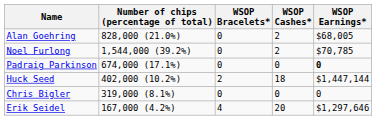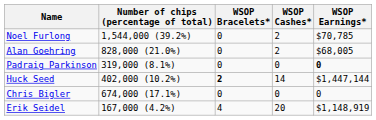rows swapped: (38, 51) <-> (41, 36)
(141, 65) 674,000 (17.1%) -> (138, 65) 319,000 (8.1%)
(220, 79) normal -> (220, 79) bold
(280, 79) 18 -> (280, 79) 14
(138, 94) 319,000 (8.1%) -> (141, 94) 674,000 (17.1%)
(343, 108) $1,297,646 -> (343, 108) $1,148,919
